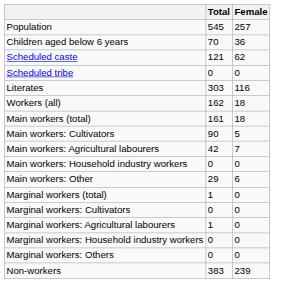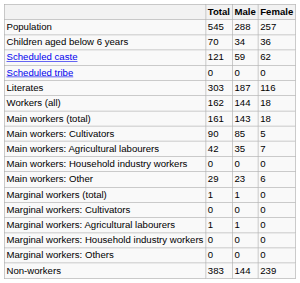+ column: (245, 12)
